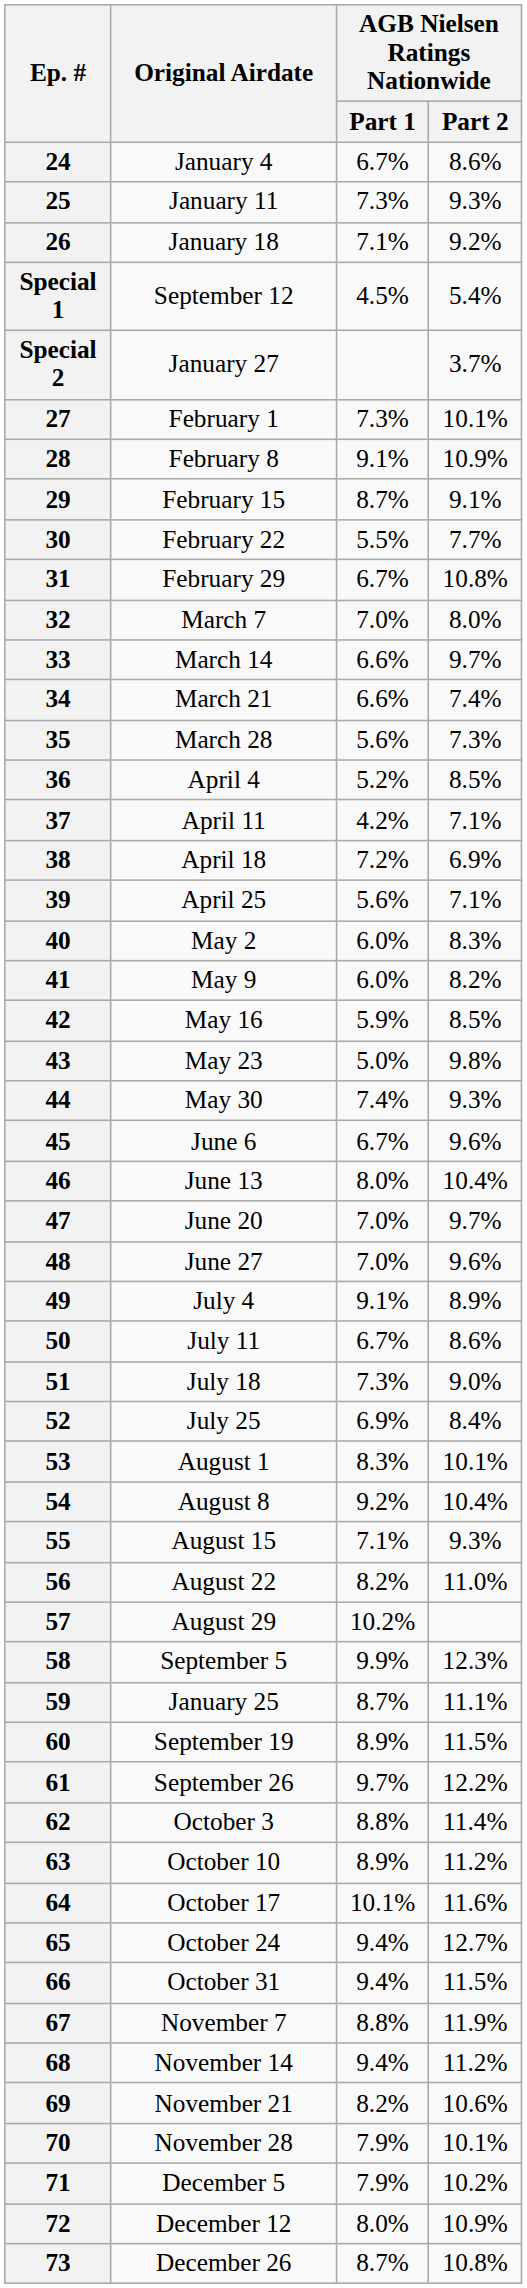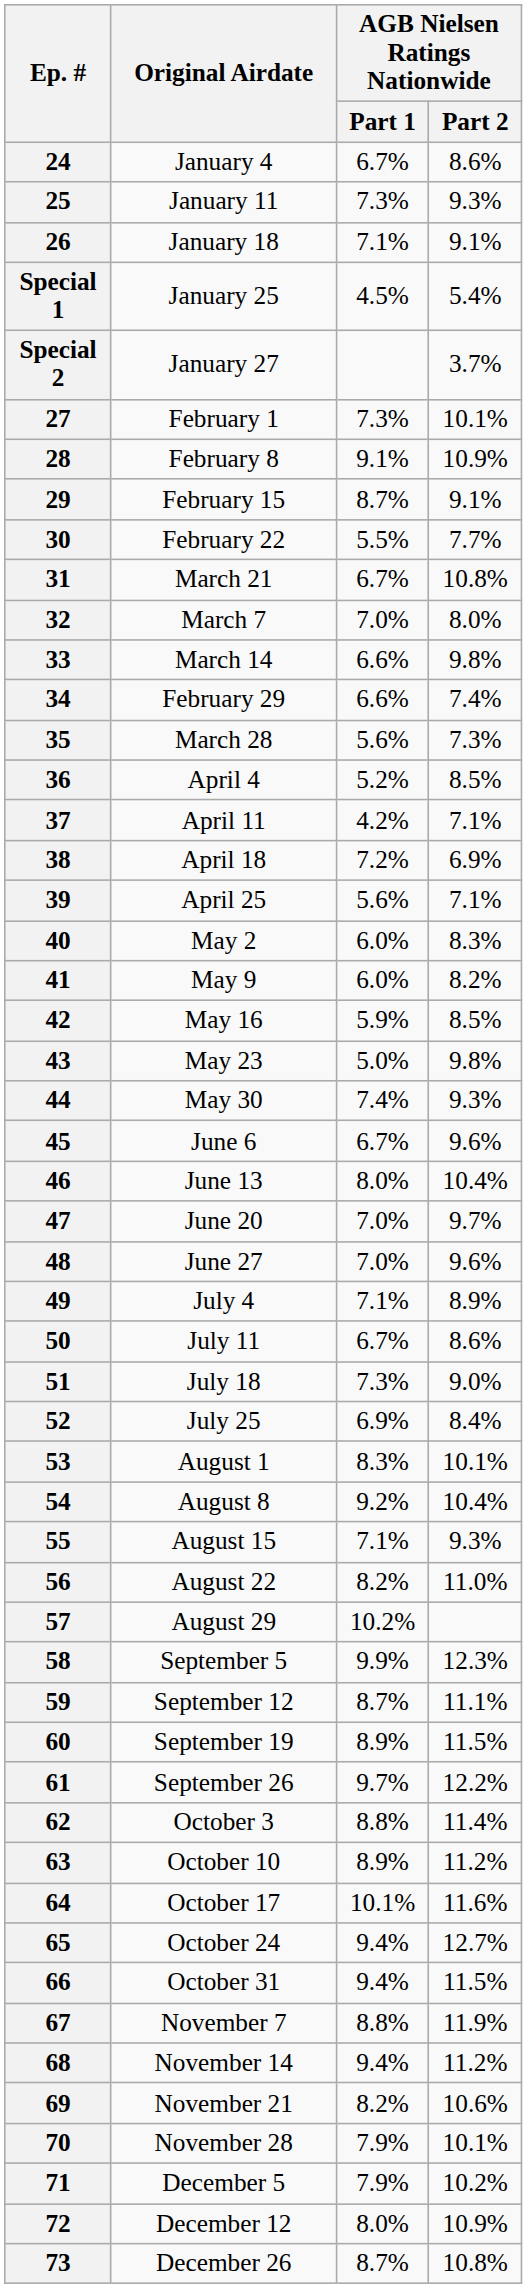(475, 241) 9.2% -> (475, 241) 9.1%
(224, 296) September 12 -> (224, 296) January 25
(224, 579) February 29 -> (224, 579) March 21
(475, 659) 9.7% -> (475, 659) 9.8%
(224, 699) March 21 -> (224, 699) February 29
(383, 1300) 9.1% -> (383, 1300) 7.1%
(224, 1701) January 25 -> (224, 1701) September 12
